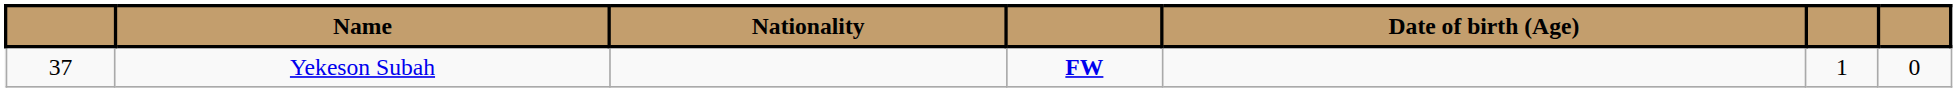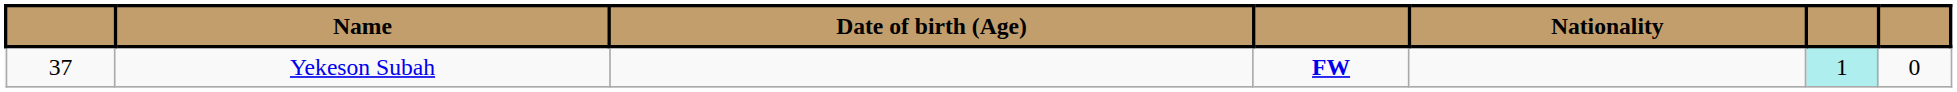columns swapped: (808, 26) <-> (1484, 26)
(1842, 66) no background -> (1842, 66) paleturquoise background
